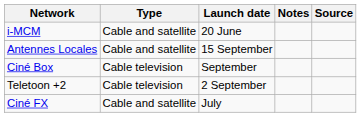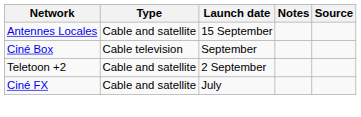- row: (24, 31)
(143, 85) Cable television -> (149, 67) Cable and satellite
